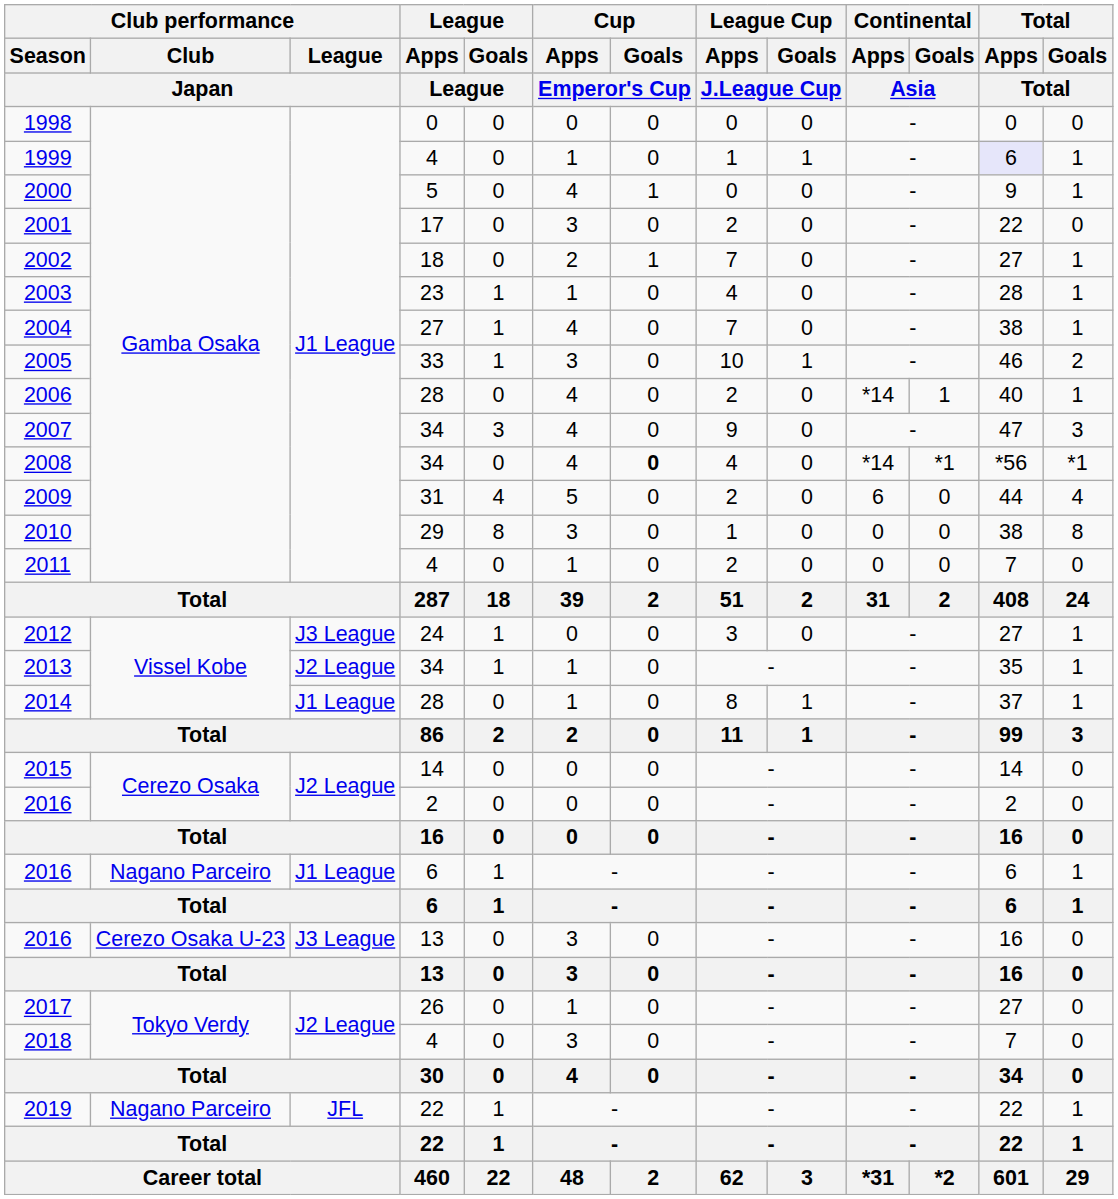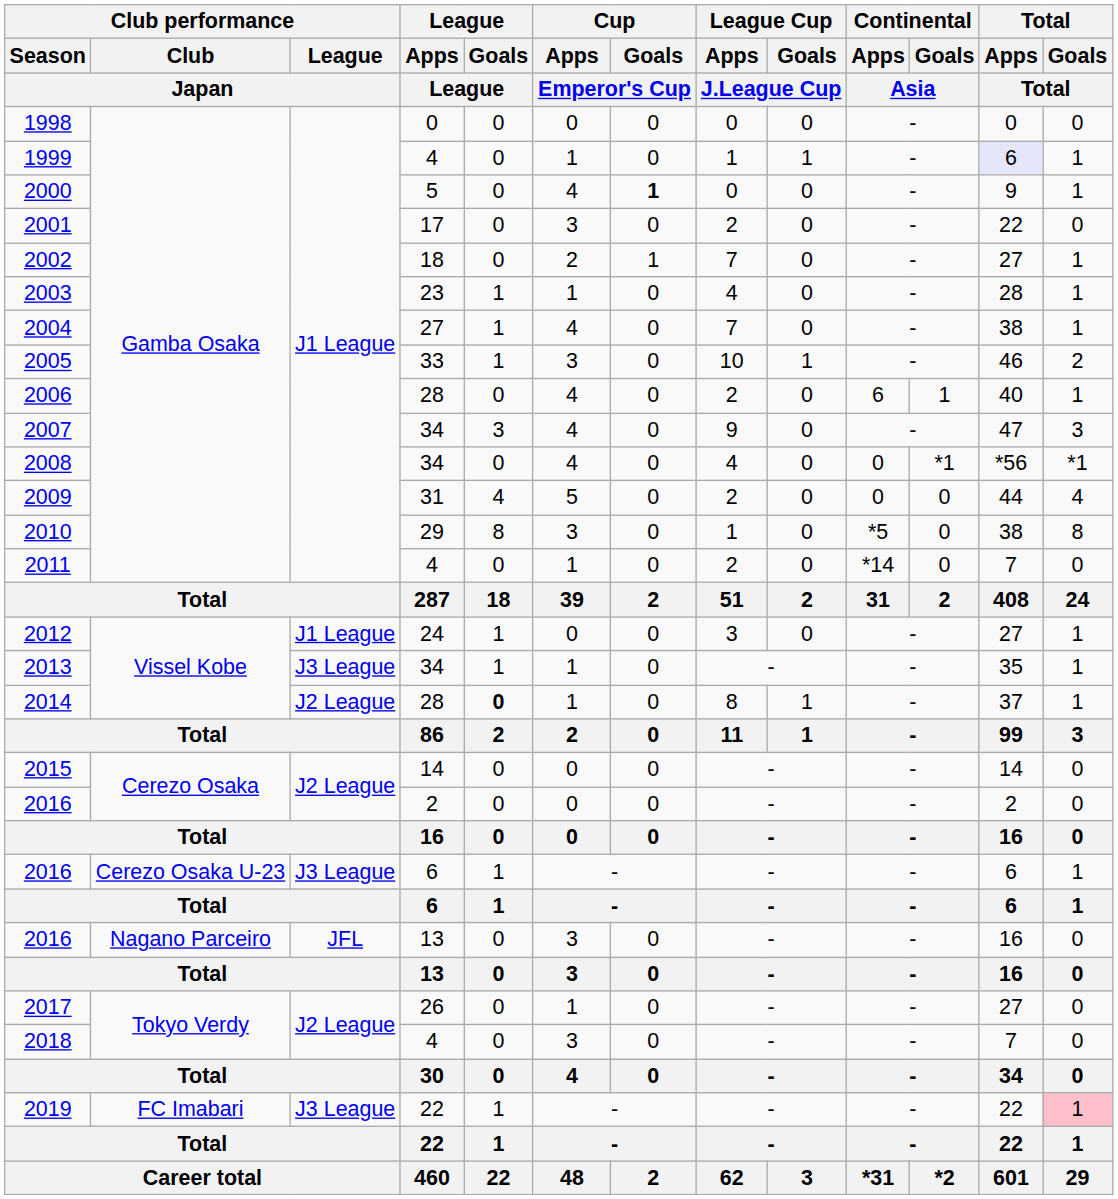(653, 191) normal -> (653, 191) bold
(878, 395) *14 -> (878, 395) 6
(653, 463) bold -> (653, 463) normal
(878, 463) *14 -> (878, 463) 0
(878, 497) 6 -> (878, 497) 0
(878, 531) 0 -> (878, 531) *5
(878, 565) 0 -> (878, 565) *14
(345, 633) J3 League -> (345, 633) J1 League
(345, 667) J2 League -> (345, 667) J3 League
(345, 701) J1 League -> (345, 701) J2 League
(498, 701) normal -> (498, 701) bold
(191, 871) Nagano Parceiro -> (191, 871) Cerezo Osaka U-23
(345, 871) J1 League -> (345, 871) J3 League
(191, 939) Cerezo Osaka U-23 -> (191, 939) Nagano Parceiro
(345, 939) J3 League -> (345, 939) JFL
(191, 1109) Nagano Parceiro -> (190, 1109) FC Imabari
(345, 1109) JFL -> (345, 1109) J3 League
(1077, 1109) no background -> (1077, 1109) pink background
